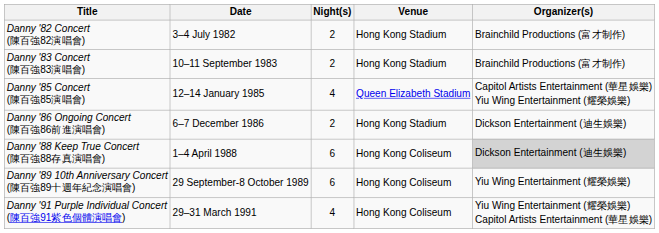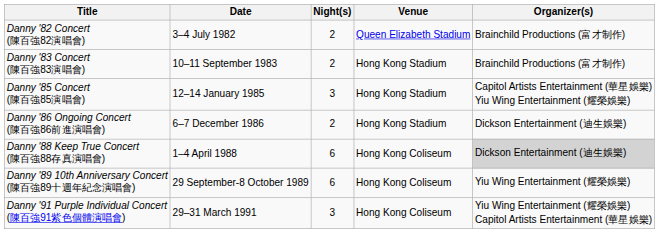(401, 35) Hong Kong Stadium -> (413, 35) Queen Elizabeth Stadium
(332, 94) 4 -> (332, 94) 3
(413, 94) Queen Elizabeth Stadium -> (401, 94) Hong Kong Stadium
(332, 213) 4 -> (332, 213) 3
